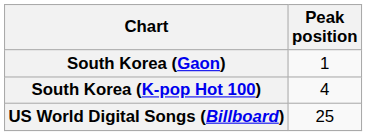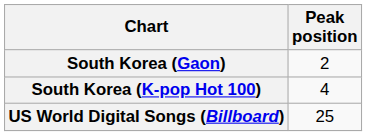(325, 63) 1 -> (325, 63) 2
